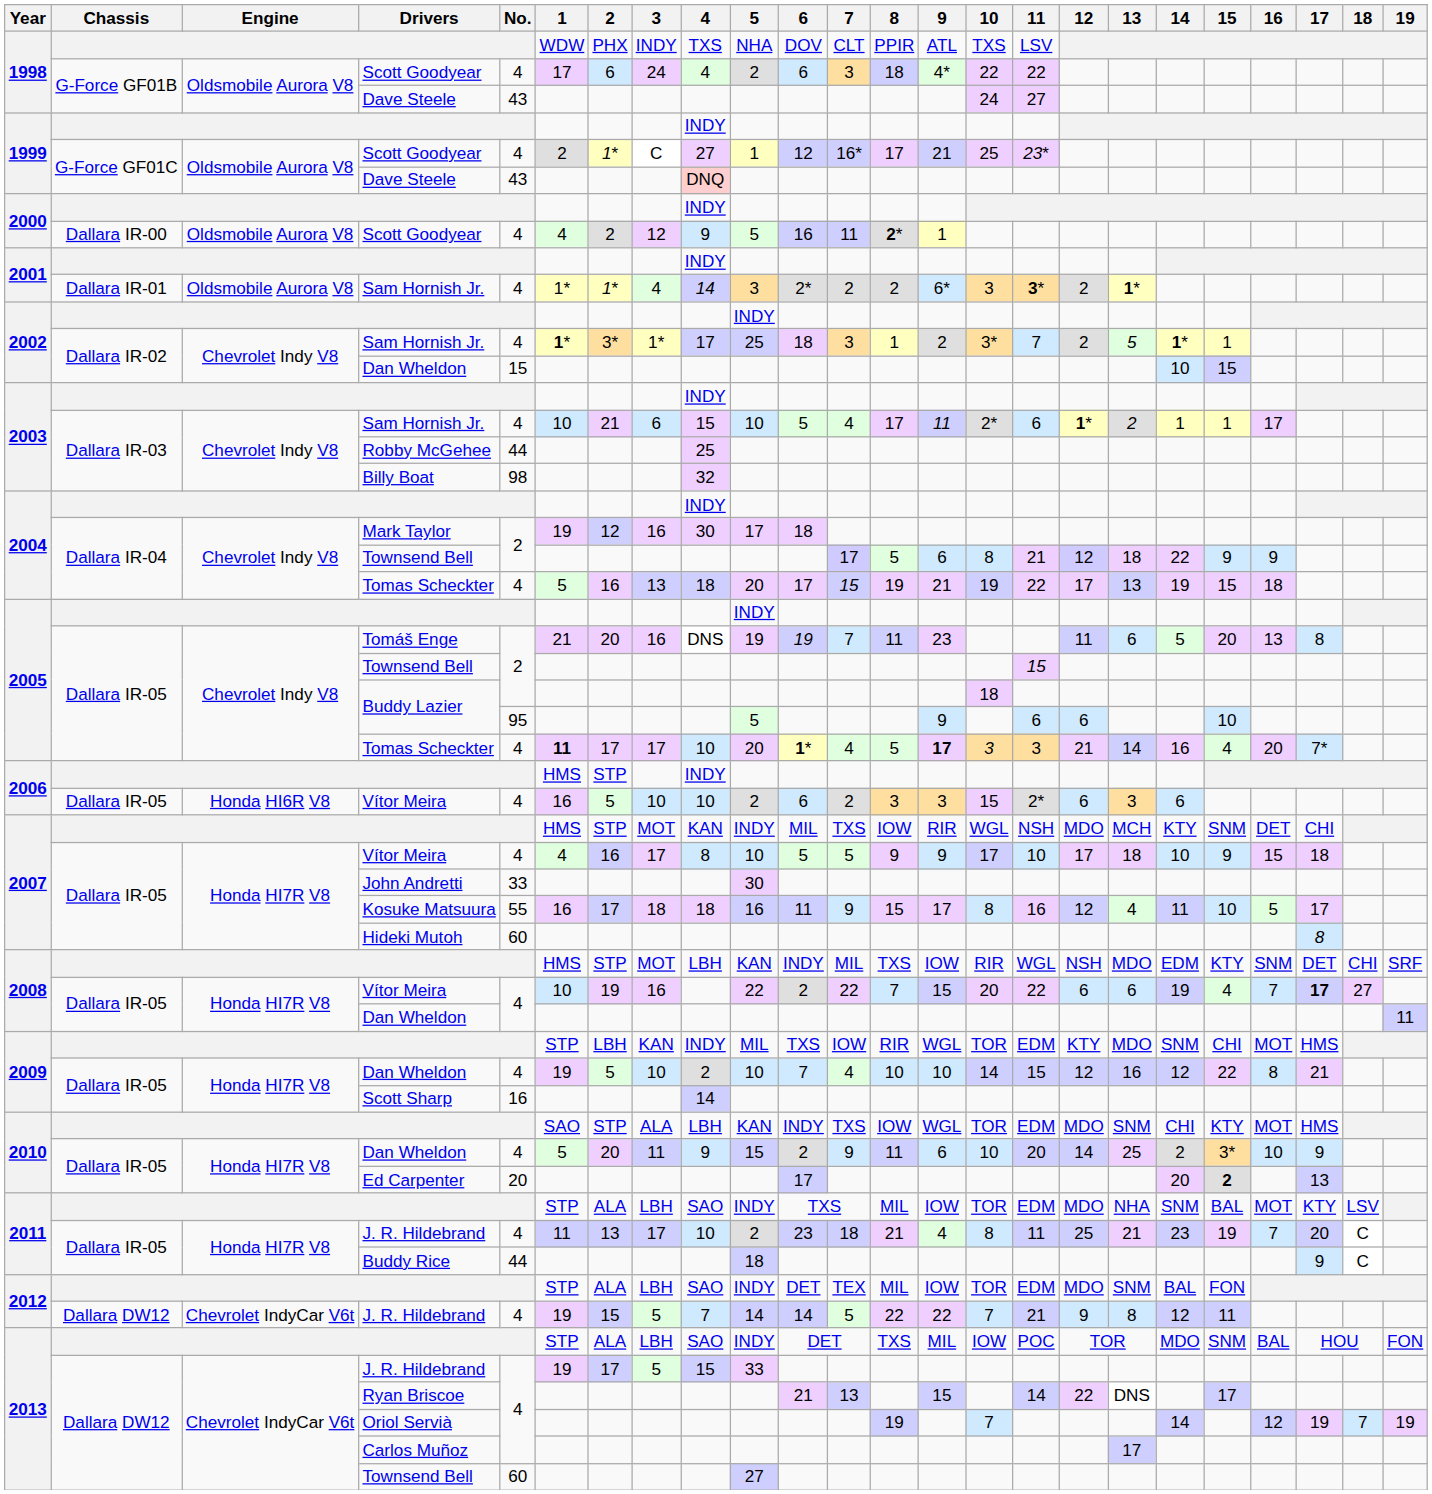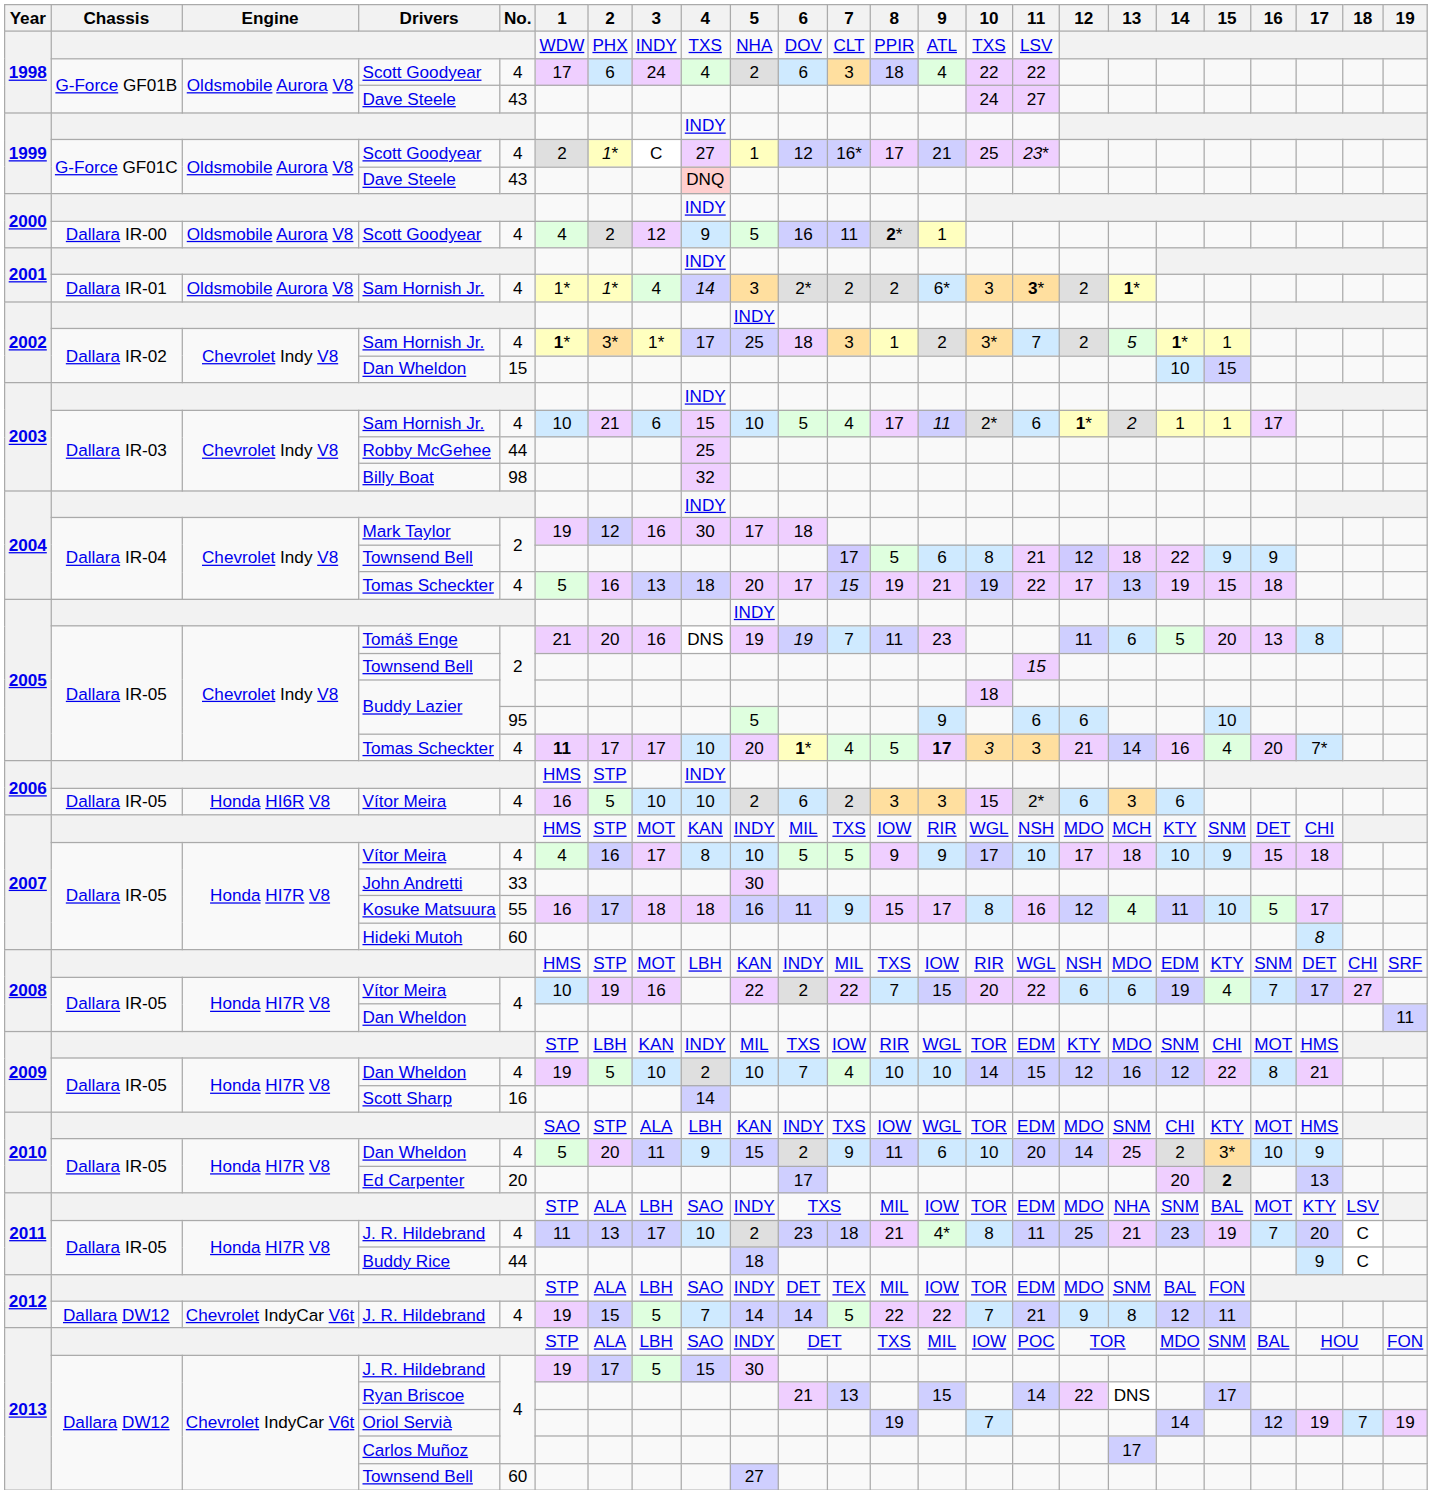(942, 72) 4* -> (942, 72) 4
(1319, 990) bold -> (1319, 990) normal
(942, 1233) 4 -> (942, 1233) 4*
(754, 1368) 33 -> (754, 1368) 30
